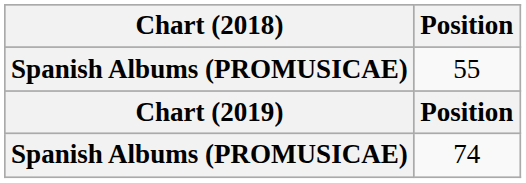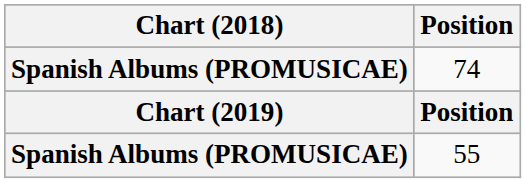rows swapped: (467, 68) <-> (467, 154)
